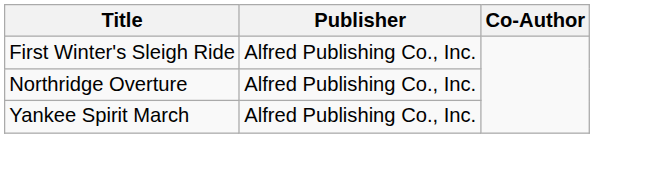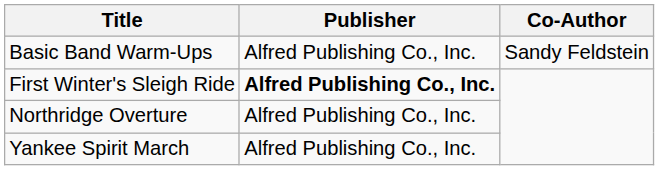+ row: (111, 52)
(360, 52) normal -> (370, 84) bold
